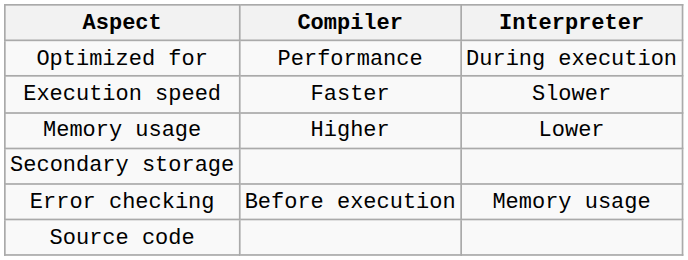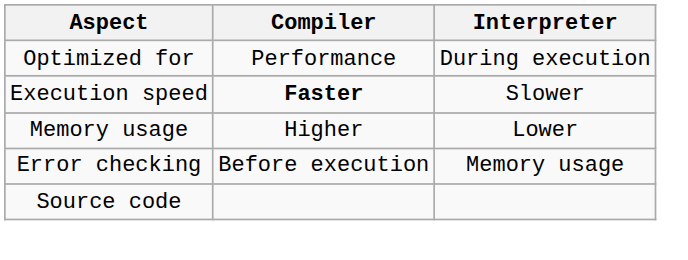(350, 94) normal -> (324, 94) bold
- row: (122, 166)
